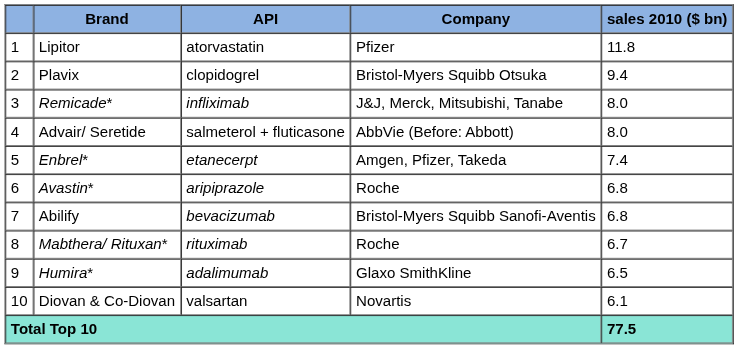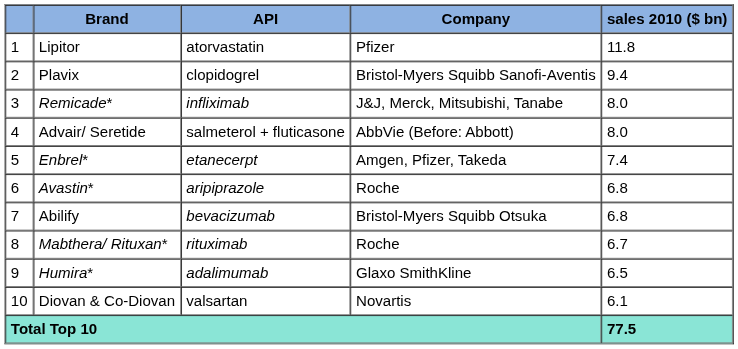(451, 75) Bristol-Myers Squibb Otsuka -> (476, 75) Bristol-Myers Squibb Sanofi-Aventis
(476, 216) Bristol-Myers Squibb Sanofi-Aventis -> (451, 216) Bristol-Myers Squibb Otsuka
